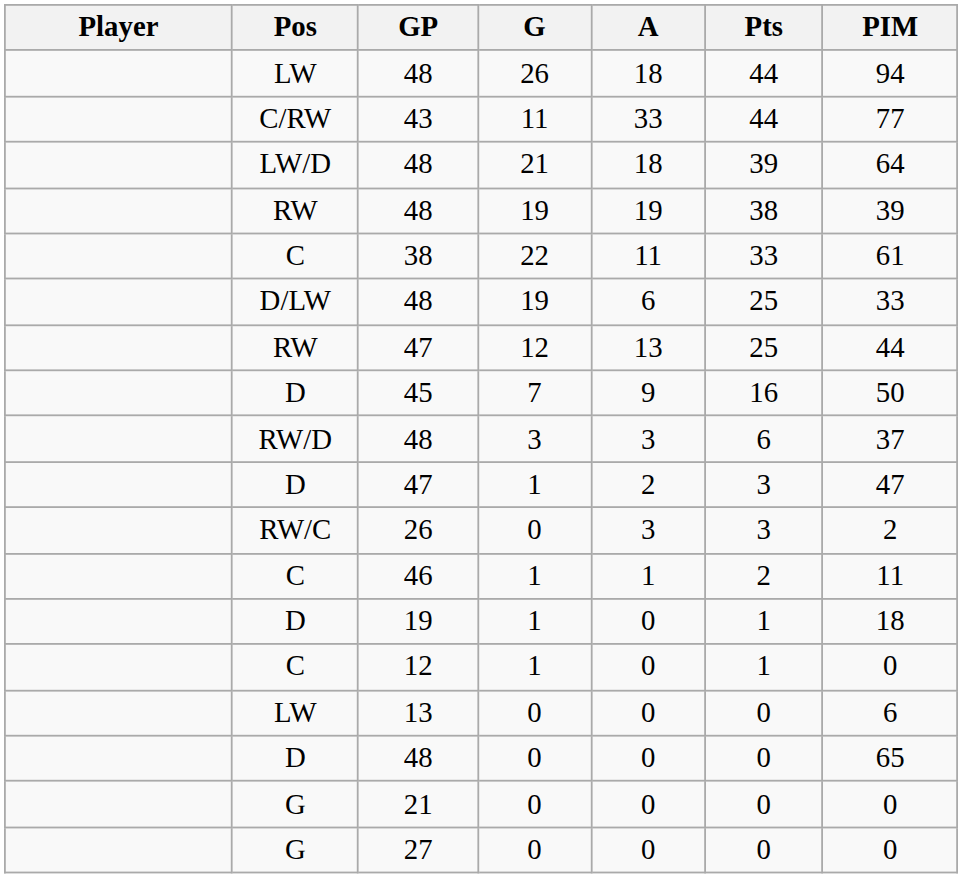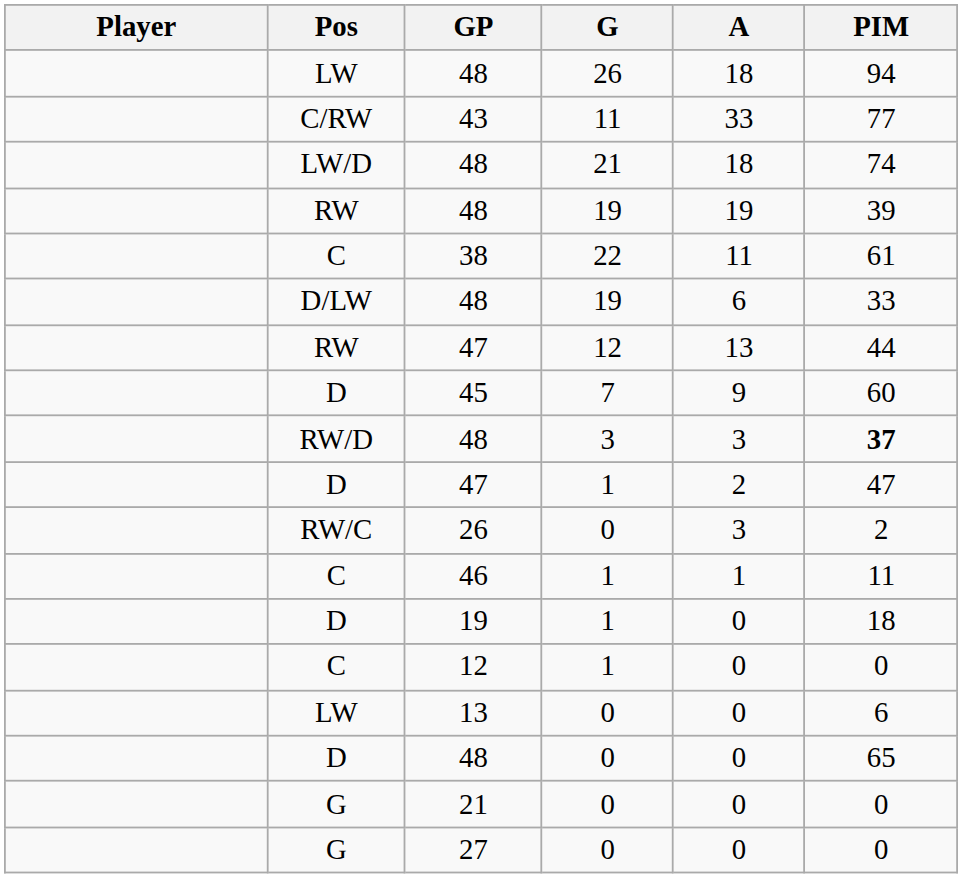- column: (764, 27)
(890, 164) 64 -> (881, 164) 74
(890, 392) 50 -> (881, 392) 60
(890, 438) normal -> (881, 438) bold
